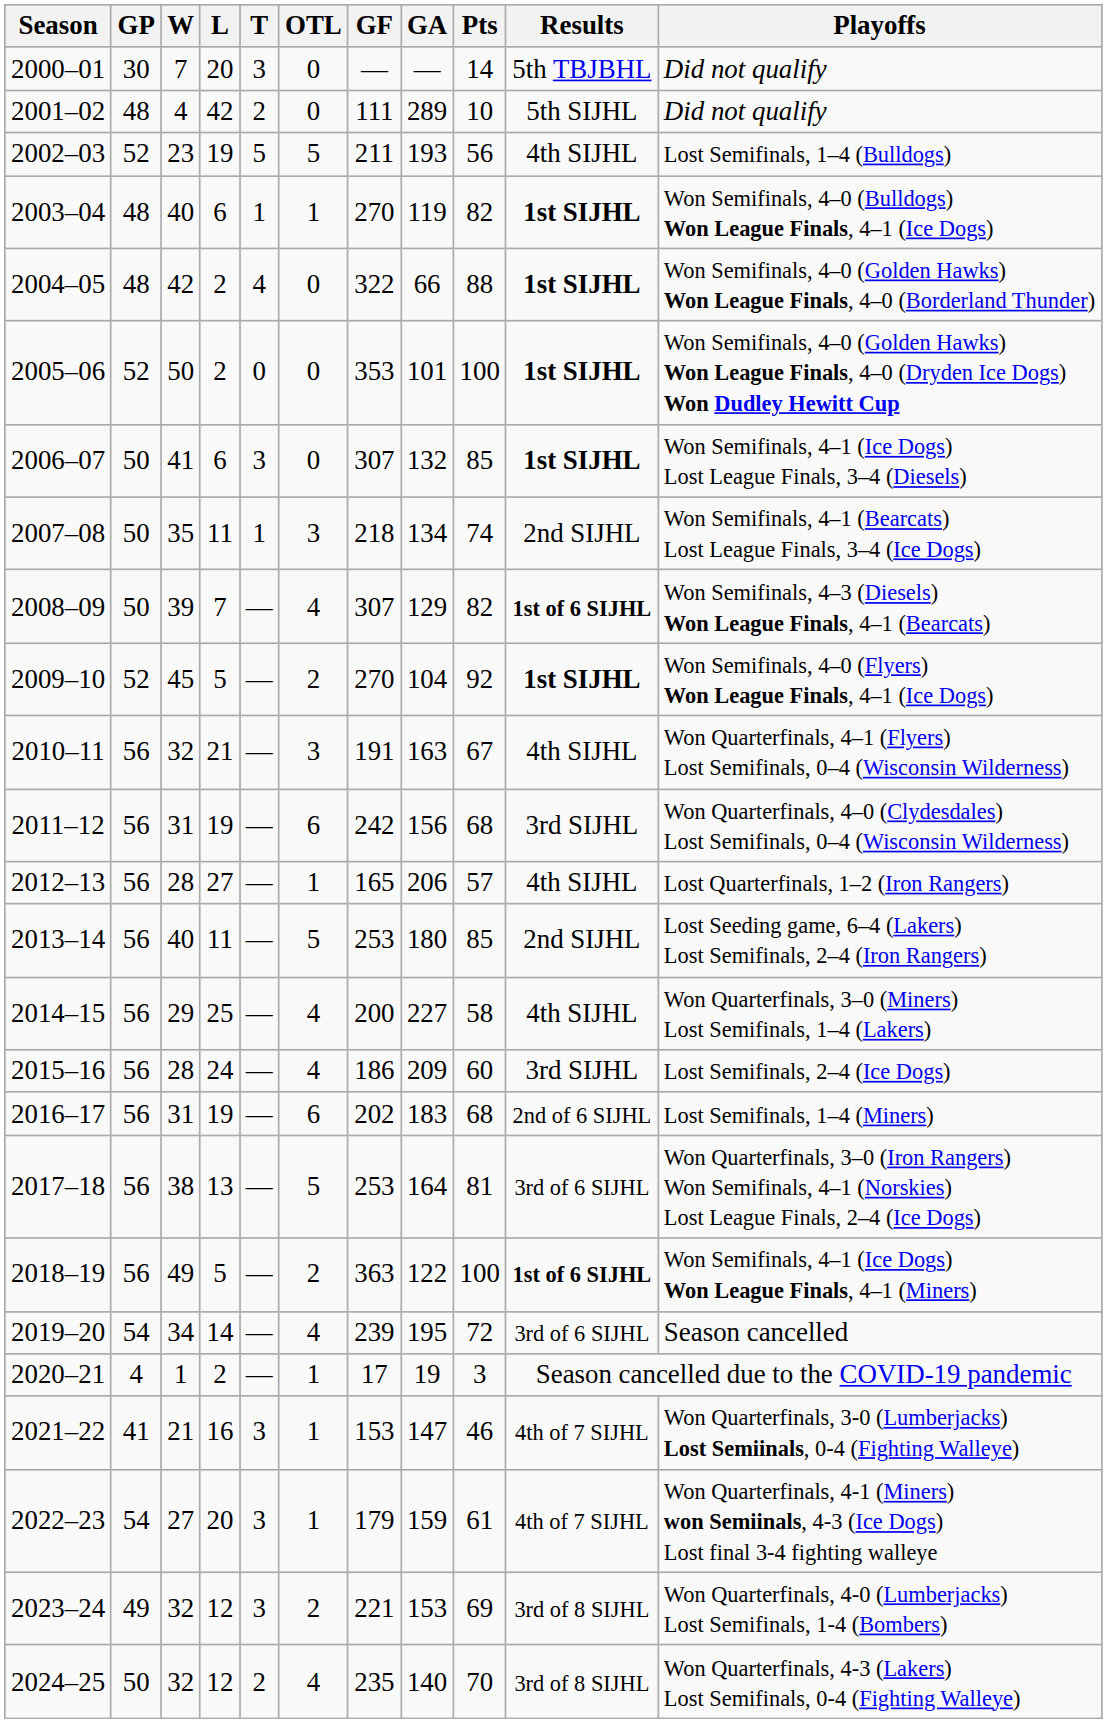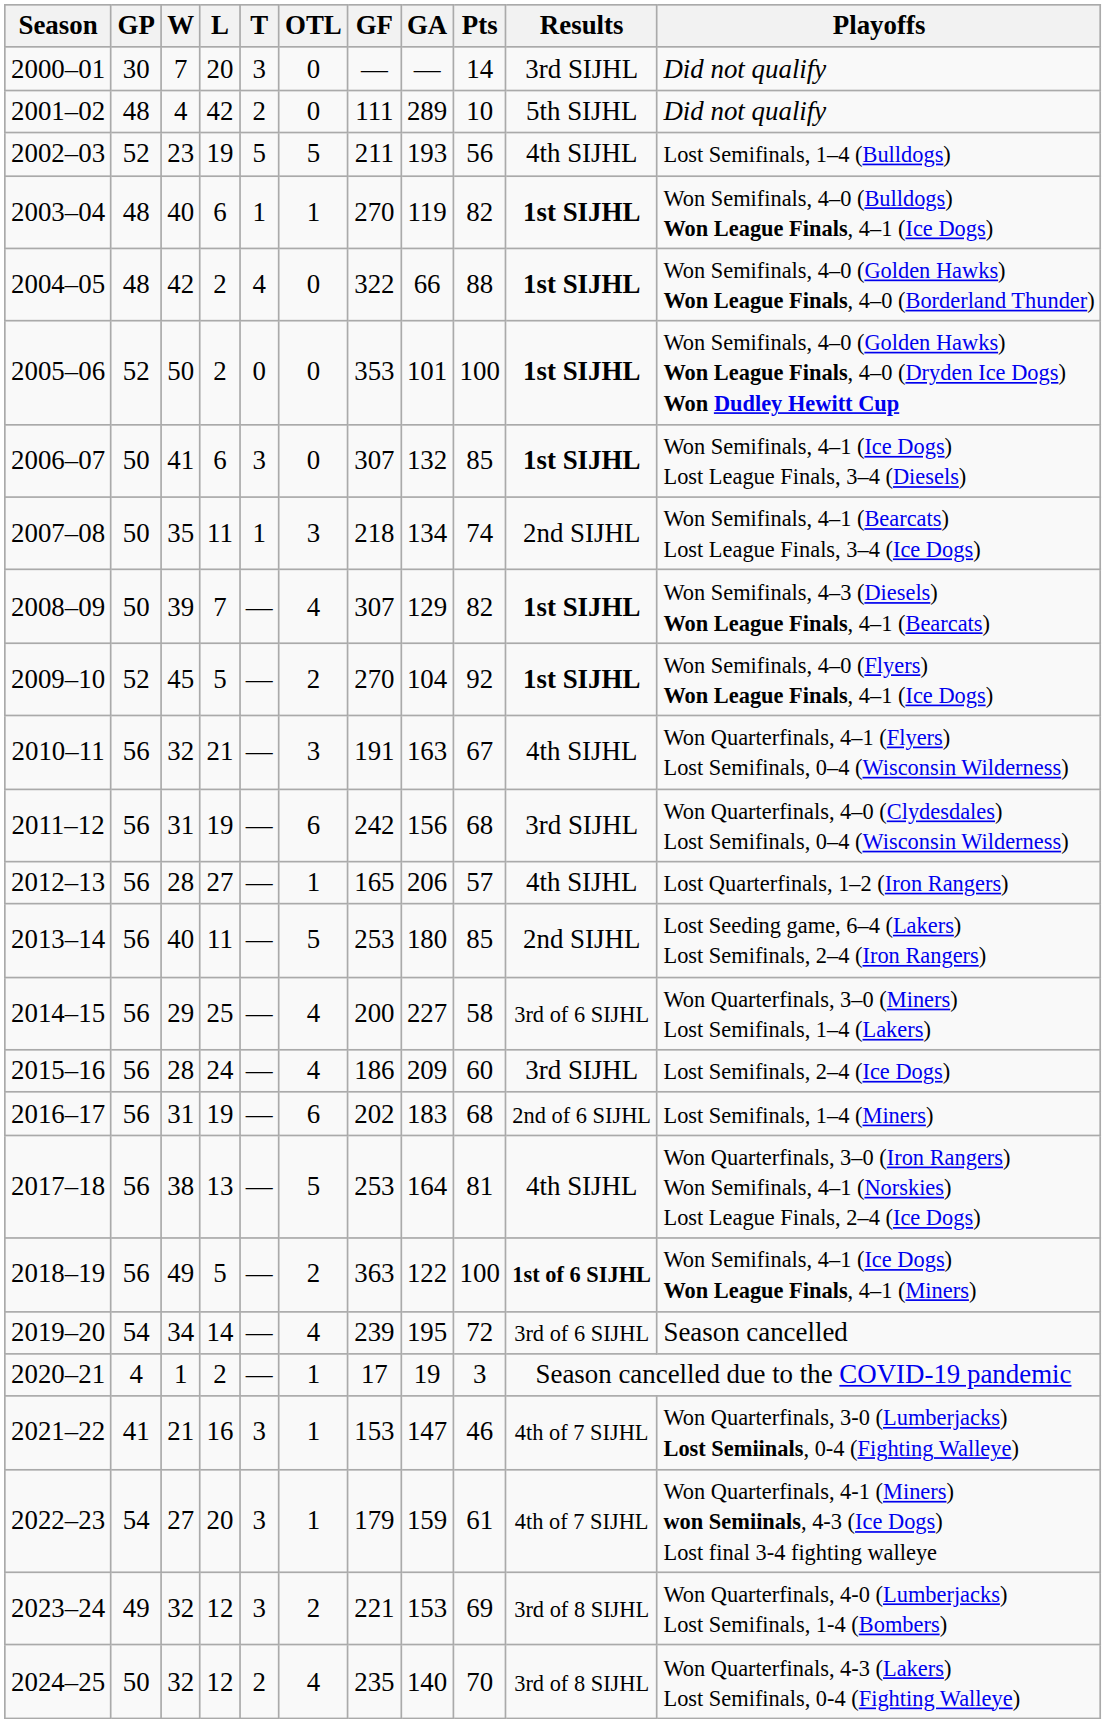(582, 68) 5th TBJBHL -> (582, 68) 3rd SIJHL
(582, 607) 1st of 6 SIJHL -> (582, 606) 1st SIJHL
(582, 1013) 4th SIJHL -> (582, 1014) 3rd of 6 SIJHL
(582, 1187) 3rd of 6 SIJHL -> (582, 1186) 4th SIJHL
